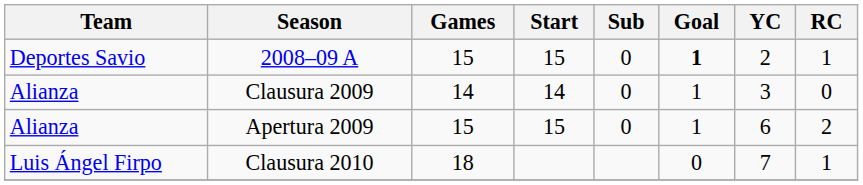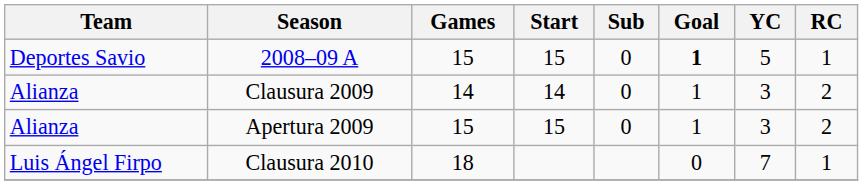(765, 57) 2 -> (765, 57) 5
(827, 92) 0 -> (827, 92) 2
(765, 127) 6 -> (765, 127) 3
